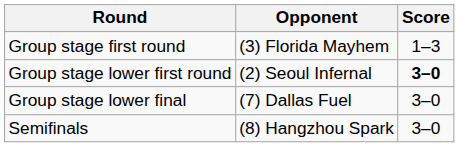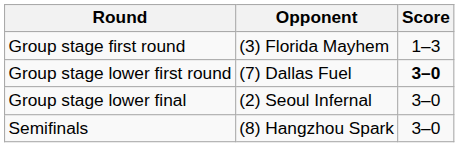(306, 73) (2) Seoul Infernal -> (295, 73) (7) Dallas Fuel
(295, 100) (7) Dallas Fuel -> (306, 100) (2) Seoul Infernal
